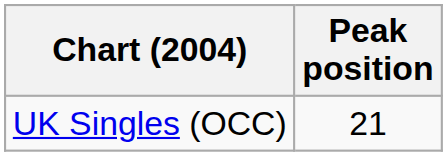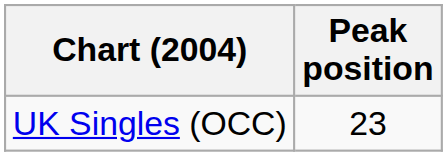(368, 122) 21 -> (368, 122) 23
